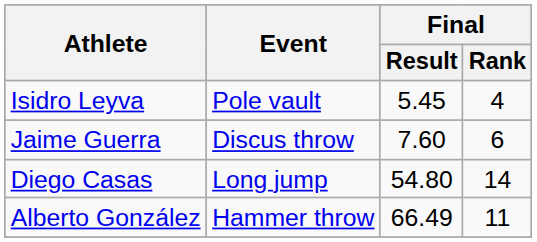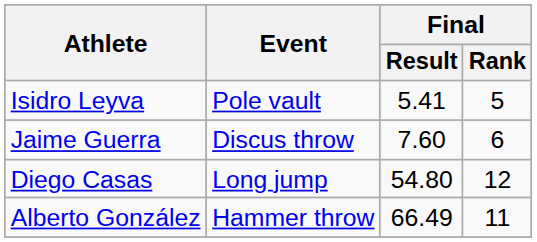(422, 101) 5.45 -> (422, 101) 5.41
(497, 101) 4 -> (497, 101) 5
(497, 179) 14 -> (497, 179) 12
